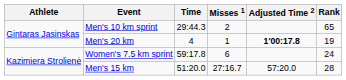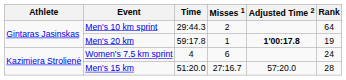(329, 27) 65 -> (329, 27) 64
(191, 41) 4 -> (191, 41) 59:17.8
(191, 55) 59:17.8 -> (191, 55) 4
